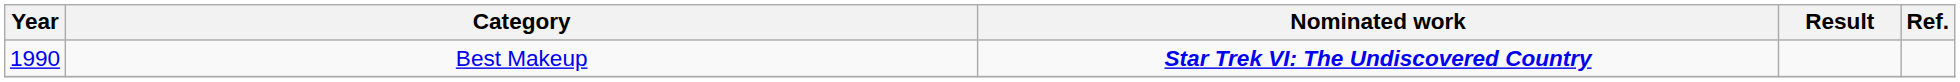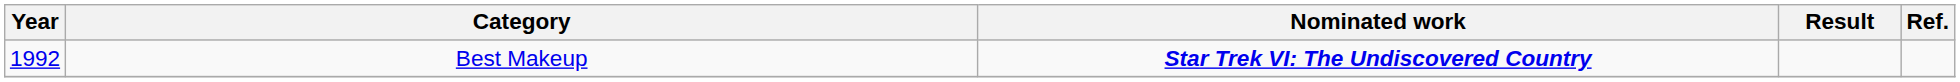(35, 58) 1990 -> (35, 58) 1992
